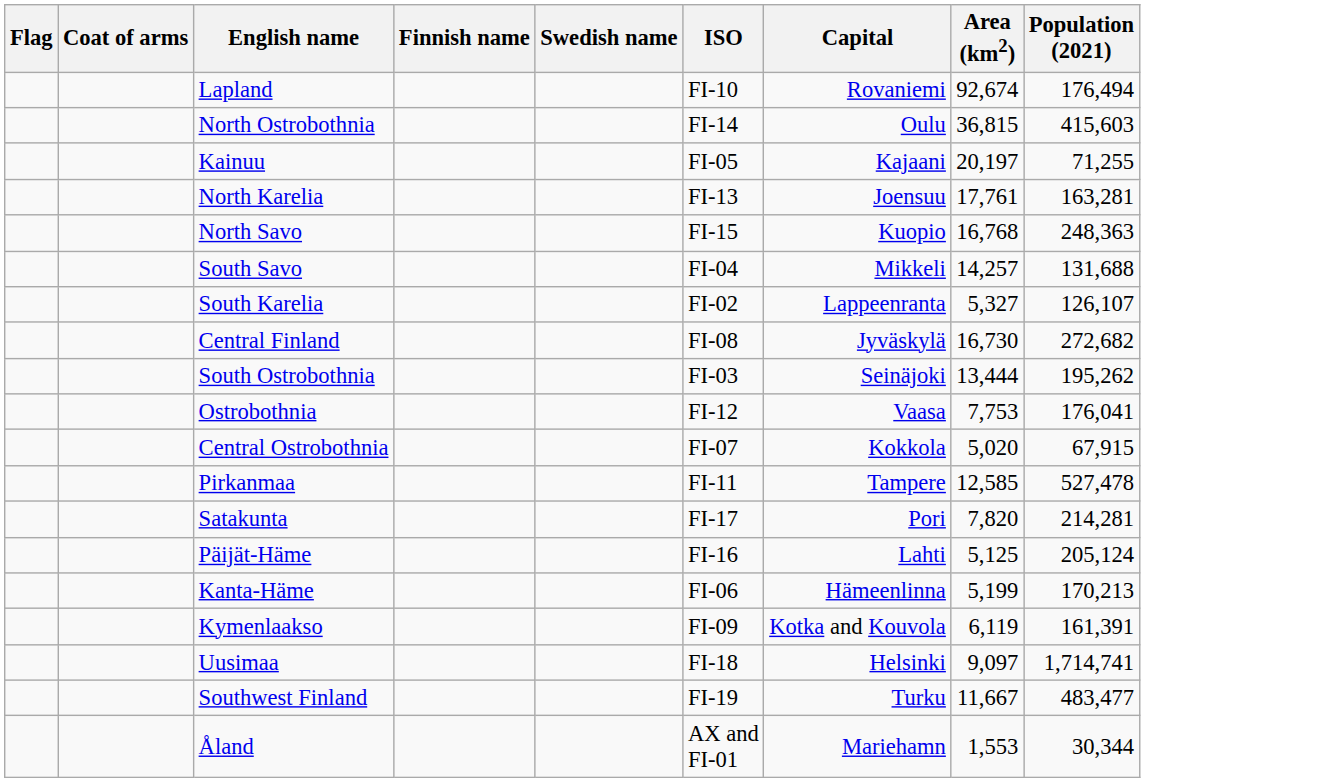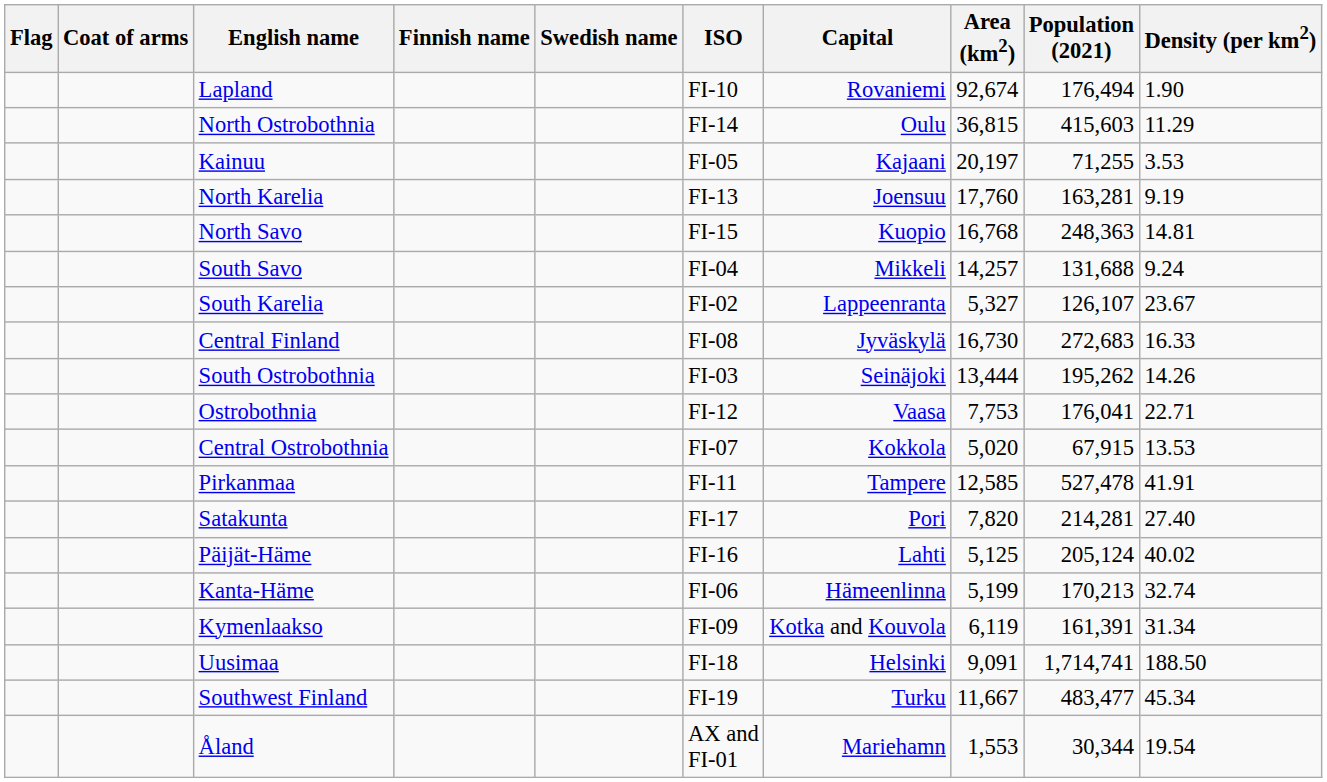+ column: (1230, 38)
(987, 196) 17,761 -> (987, 196) 17,760
(1097, 340) 272,682 -> (1097, 340) 272,683
(993, 662) 9,097 -> (993, 662) 9,091
